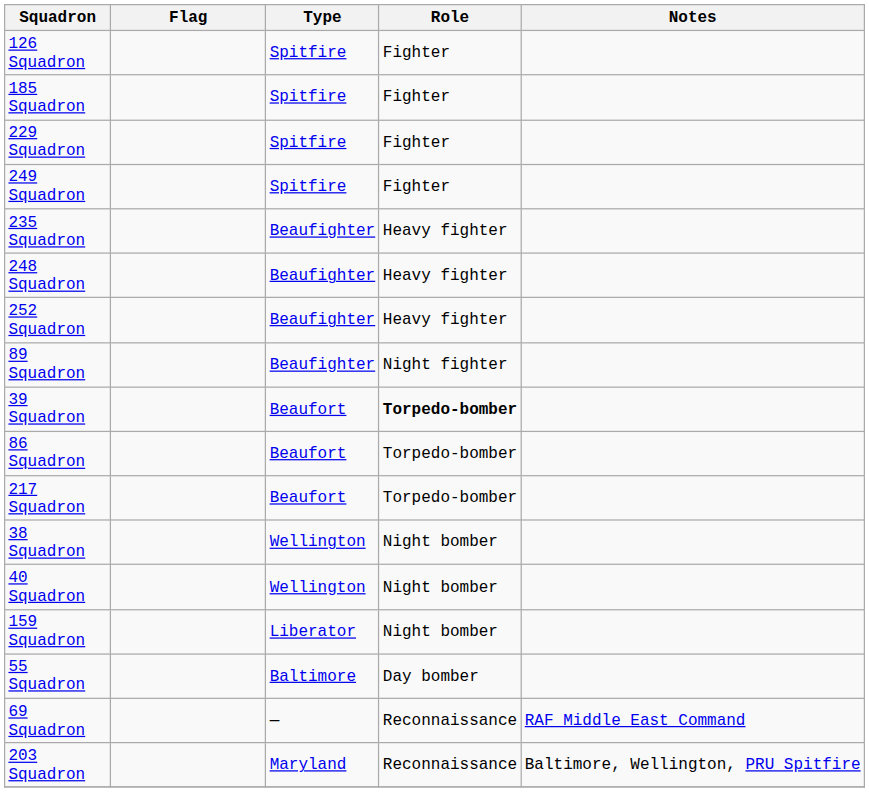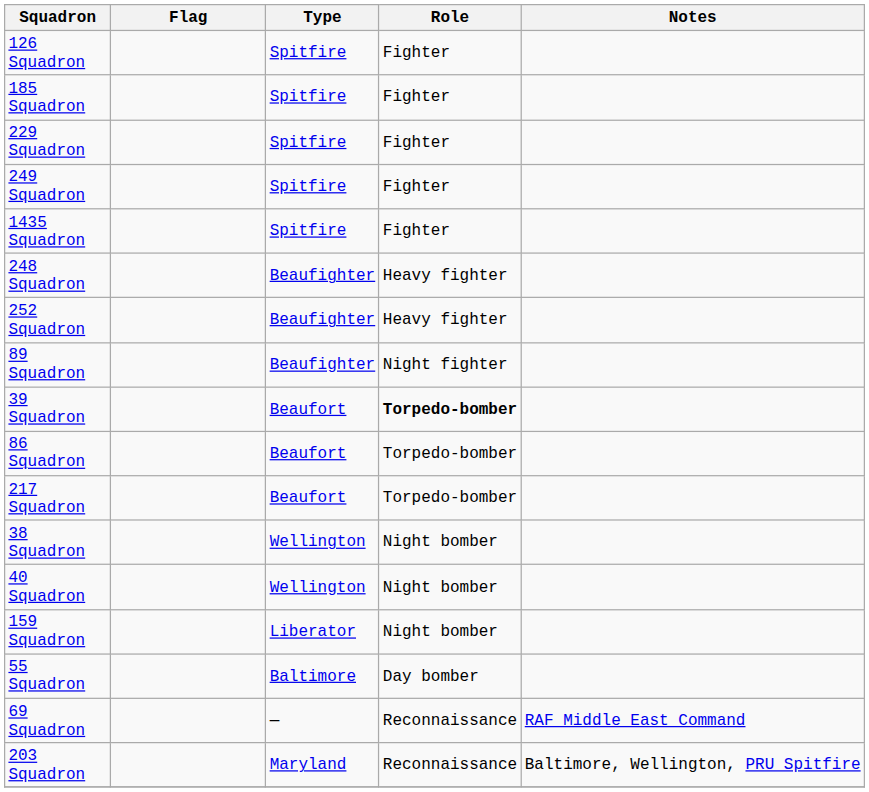+ row: (47, 231)
- row: (47, 231)
